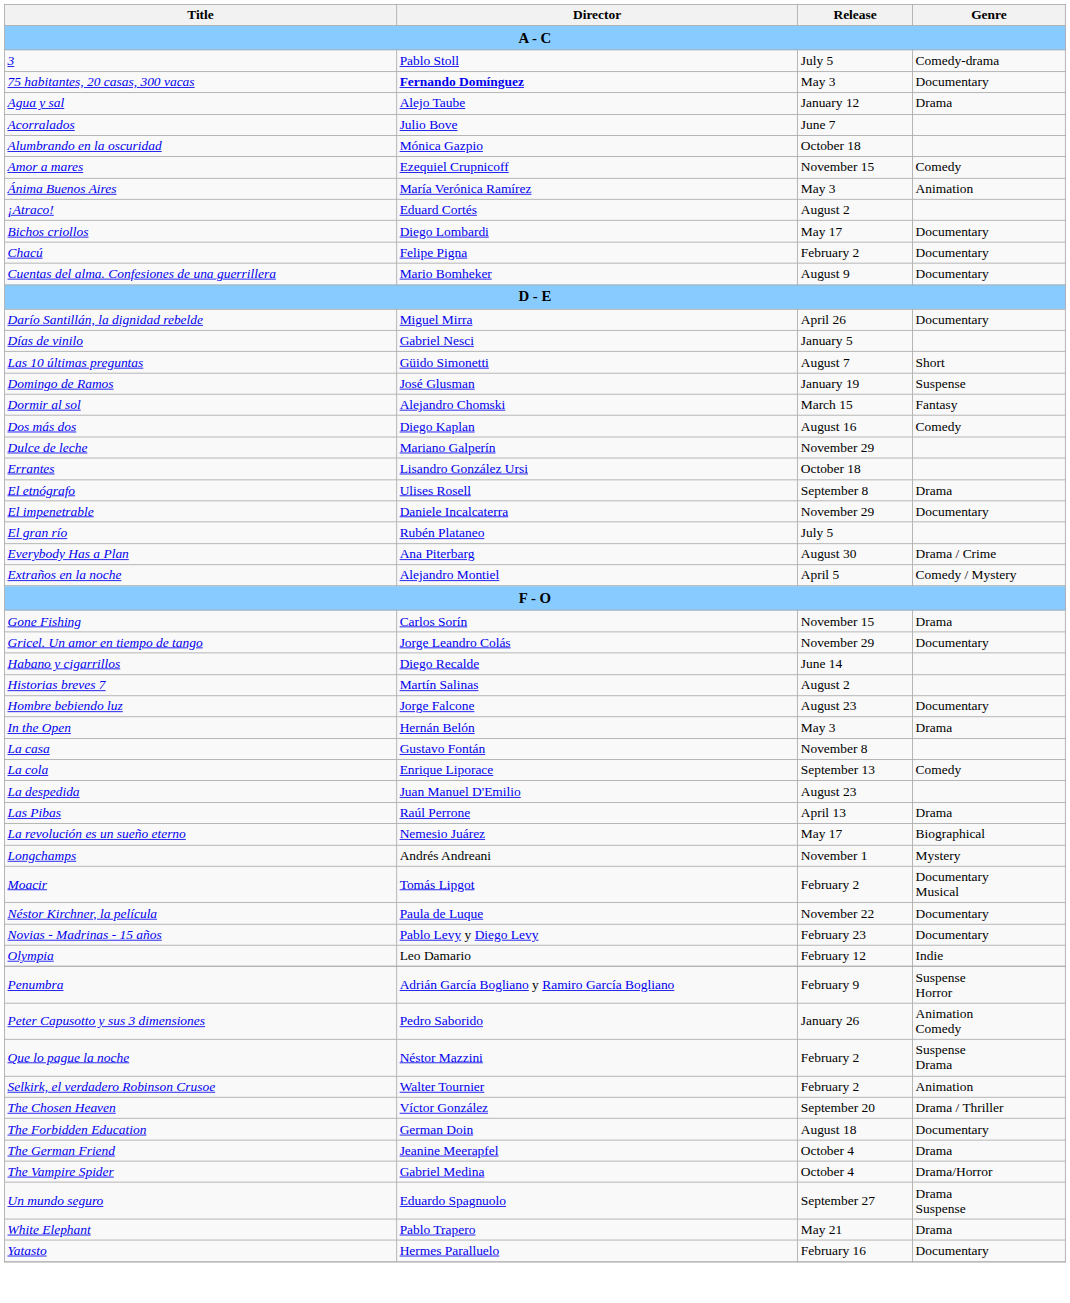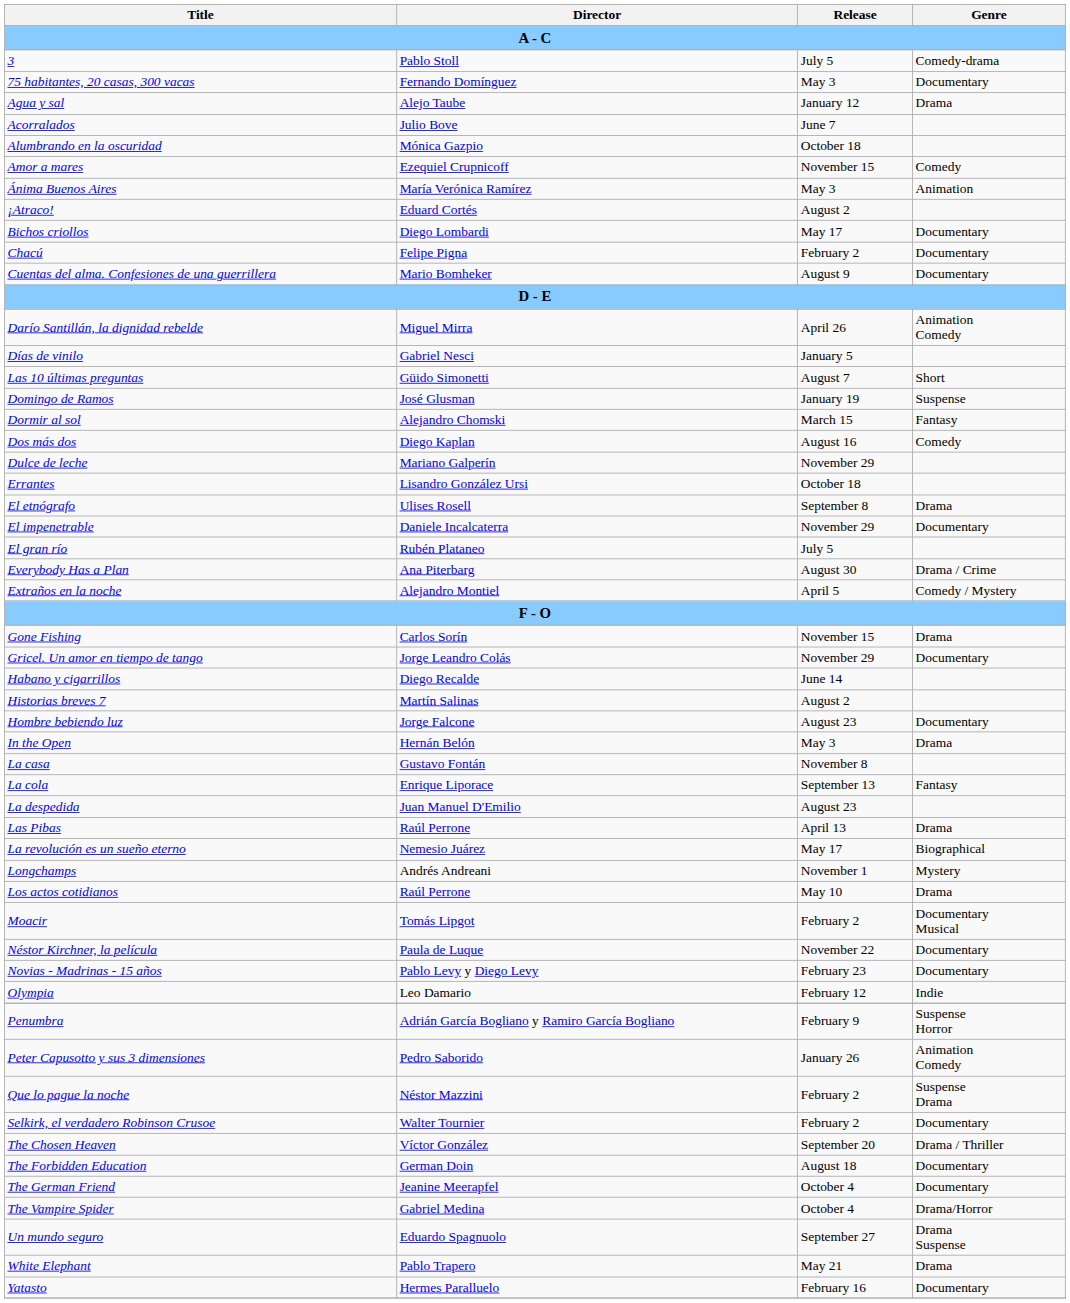(462, 82) bold -> (458, 82) normal
(952, 319) Documentary -> (944, 327) Animation Comedy
(938, 770) Comedy -> (937, 785) Fantasy
+ row: (63, 892)
(944, 1086) Animation -> (952, 1123) Documentary
(934, 1150) Drama -> (952, 1187) Documentary
